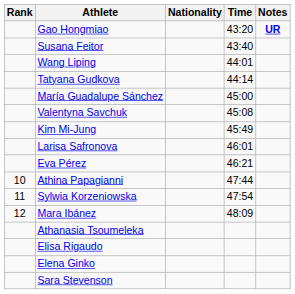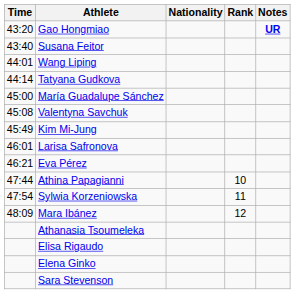columns swapped: (20, 12) <-> (240, 12)
